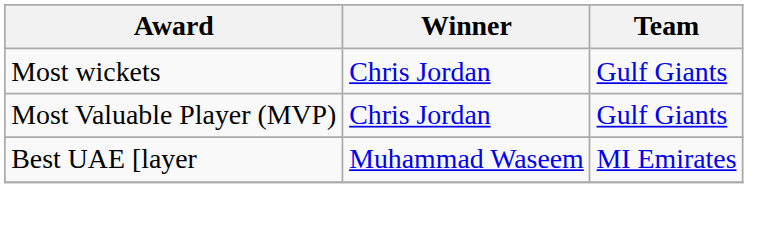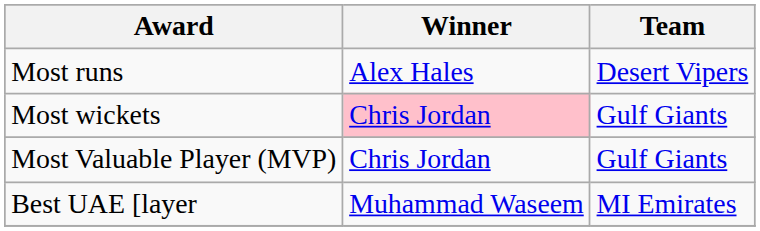+ row: (67, 70)
(420, 70) no background -> (420, 114) pink background
